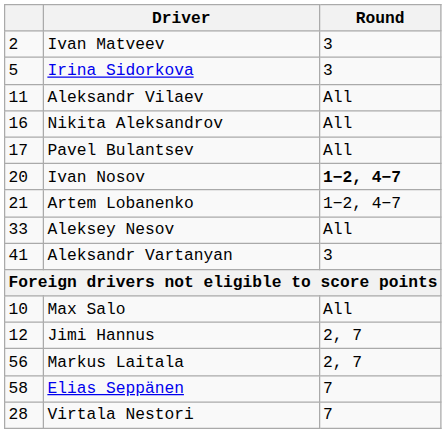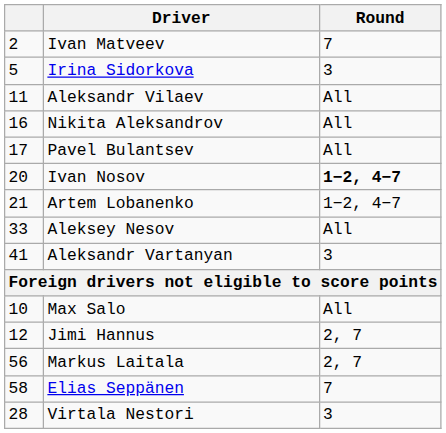(328, 44) 3 -> (328, 44) 7
(328, 415) 7 -> (328, 415) 3
